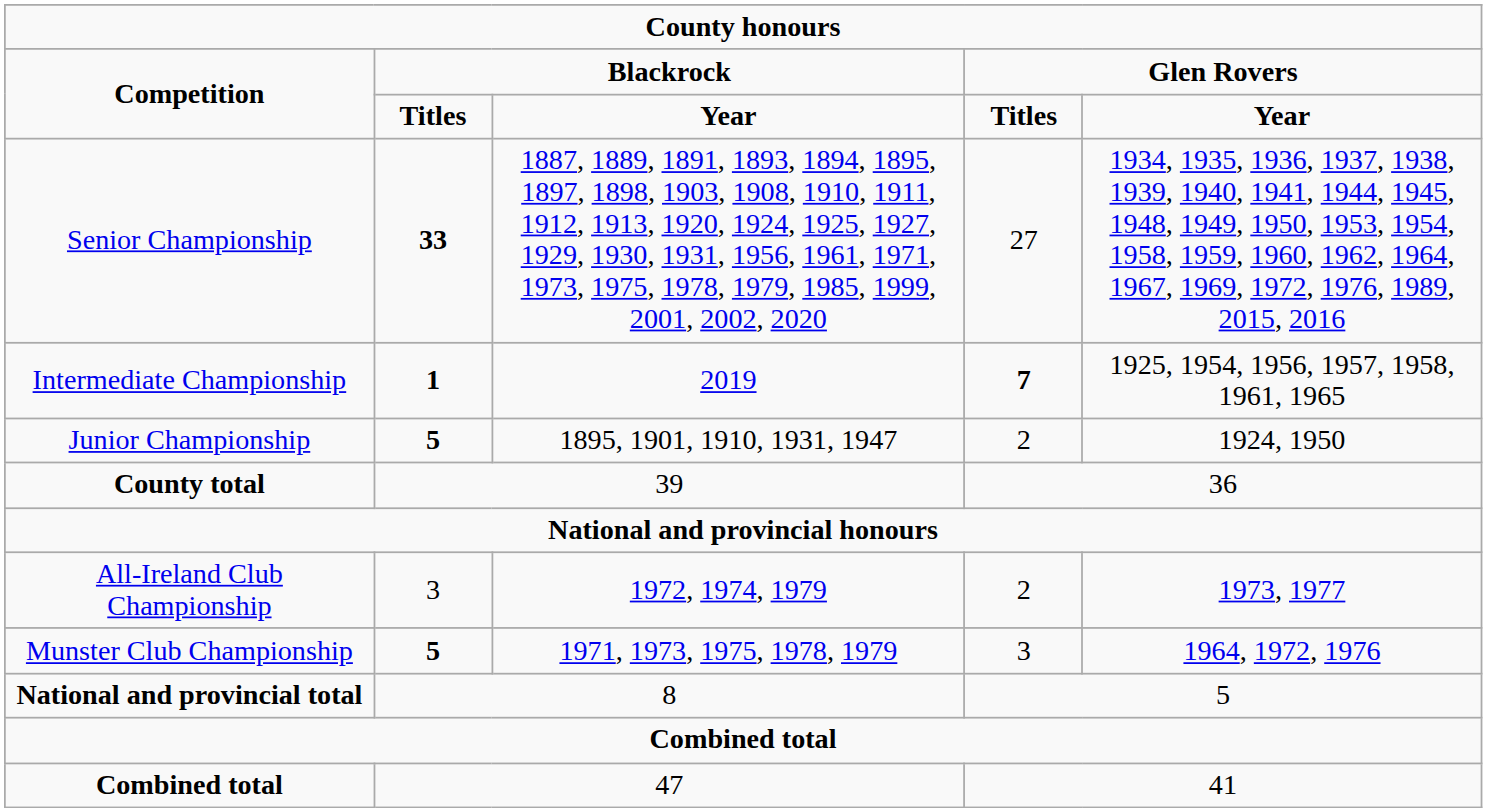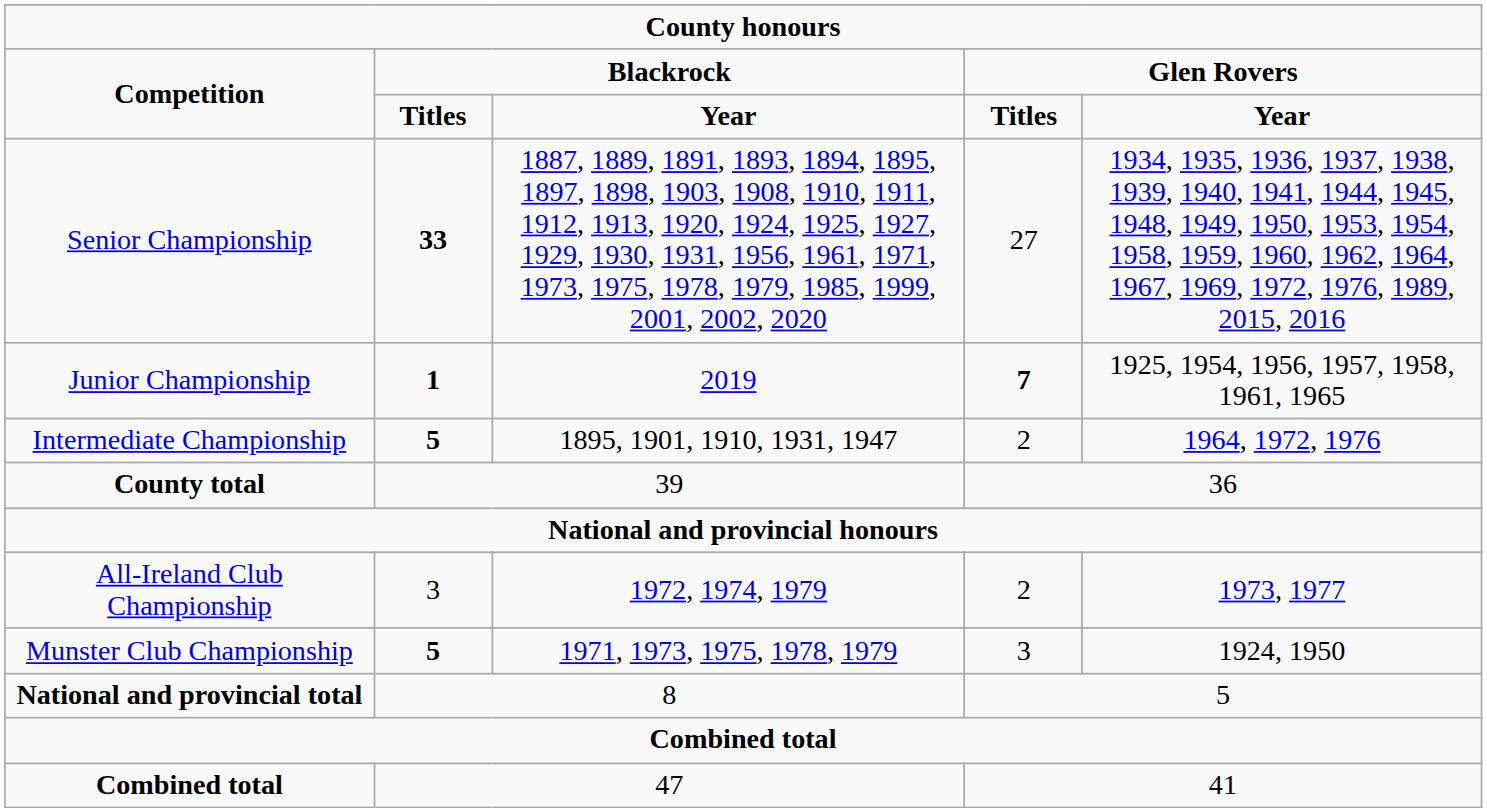(189, 379) Intermediate Championship -> (189, 379) Junior Championship
(189, 440) Junior Championship -> (189, 440) Intermediate Championship
(1282, 440) 1924, 1950 -> (1282, 440) 1964, 1972, 1976
(1282, 650) 1964, 1972, 1976 -> (1282, 650) 1924, 1950
